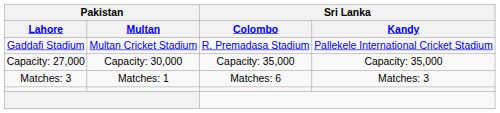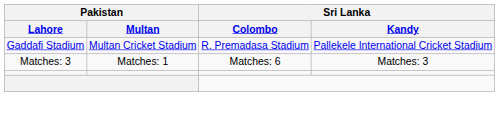- row: (46, 62)
